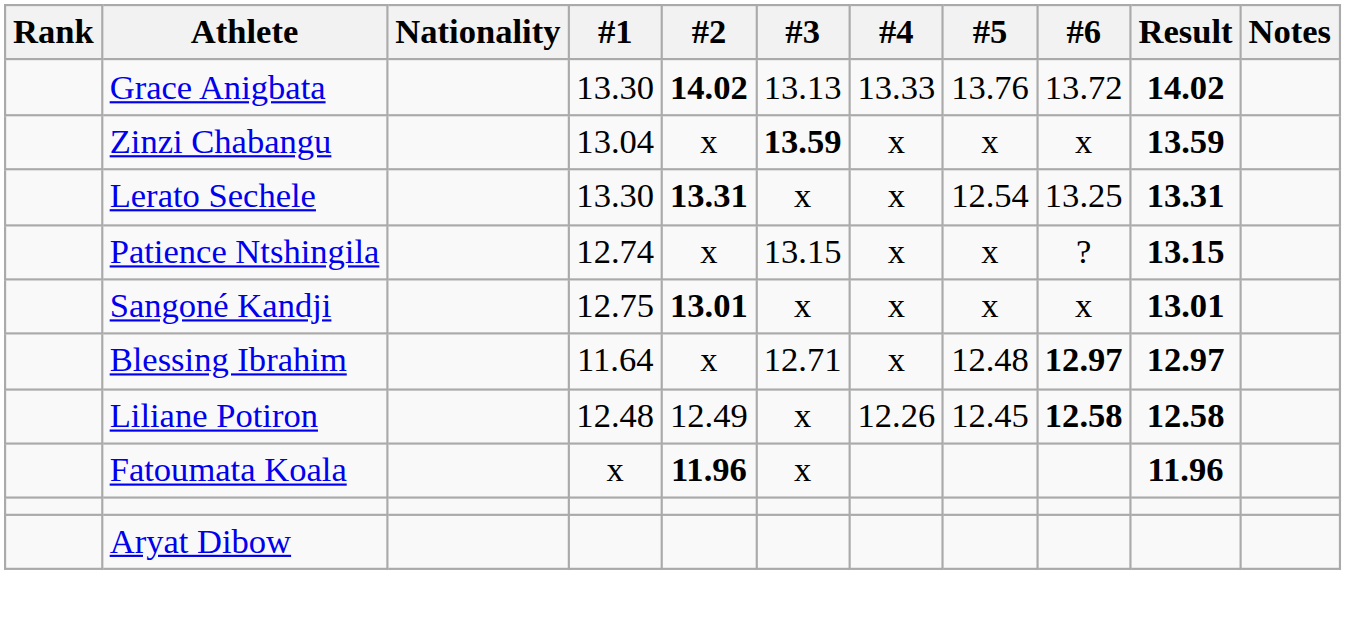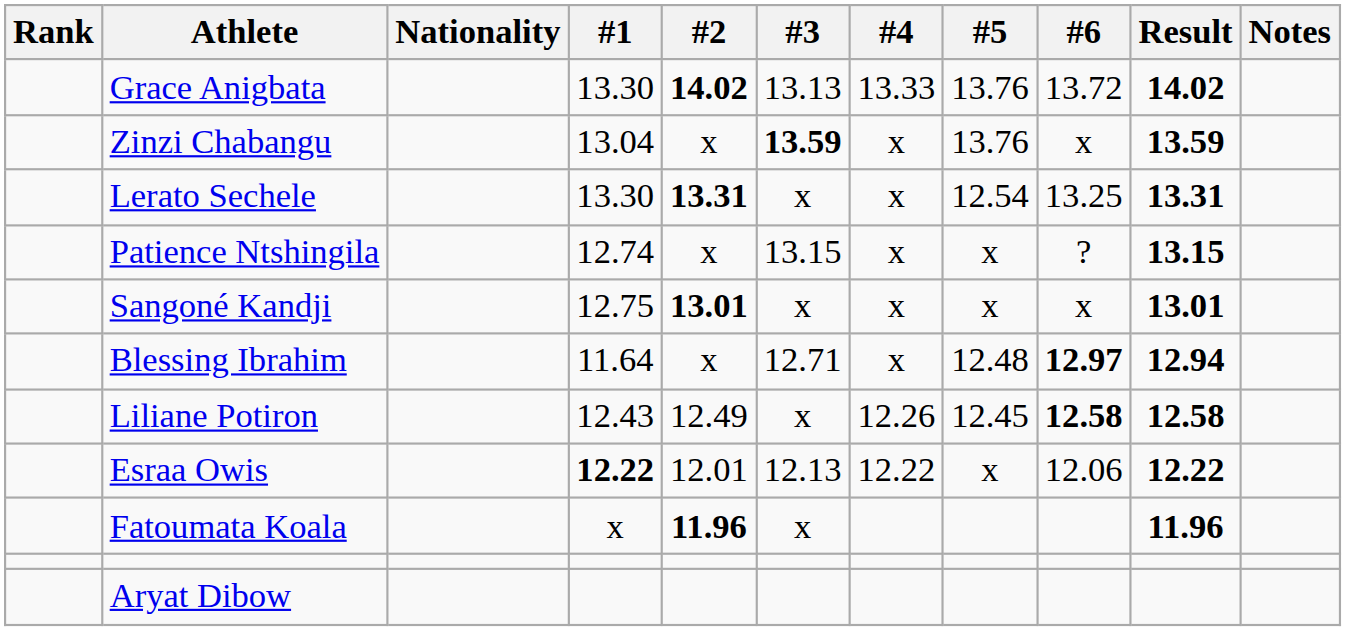(990, 141) x -> (990, 141) 13.76
(1186, 360) 12.97 -> (1186, 360) 12.94
(615, 415) 12.48 -> (615, 415) 12.43
+ row: (189, 470)
